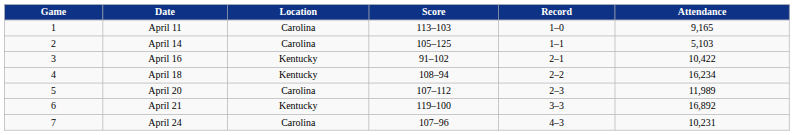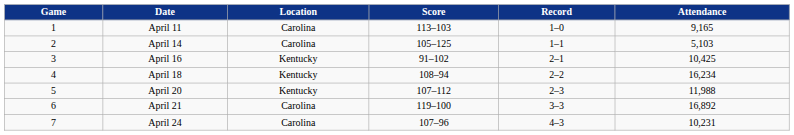(702, 59) 10,422 -> (702, 59) 10,425
(298, 91) Carolina -> (298, 91) Kentucky
(702, 91) 11,989 -> (702, 91) 11,988
(298, 106) Kentucky -> (298, 106) Carolina
